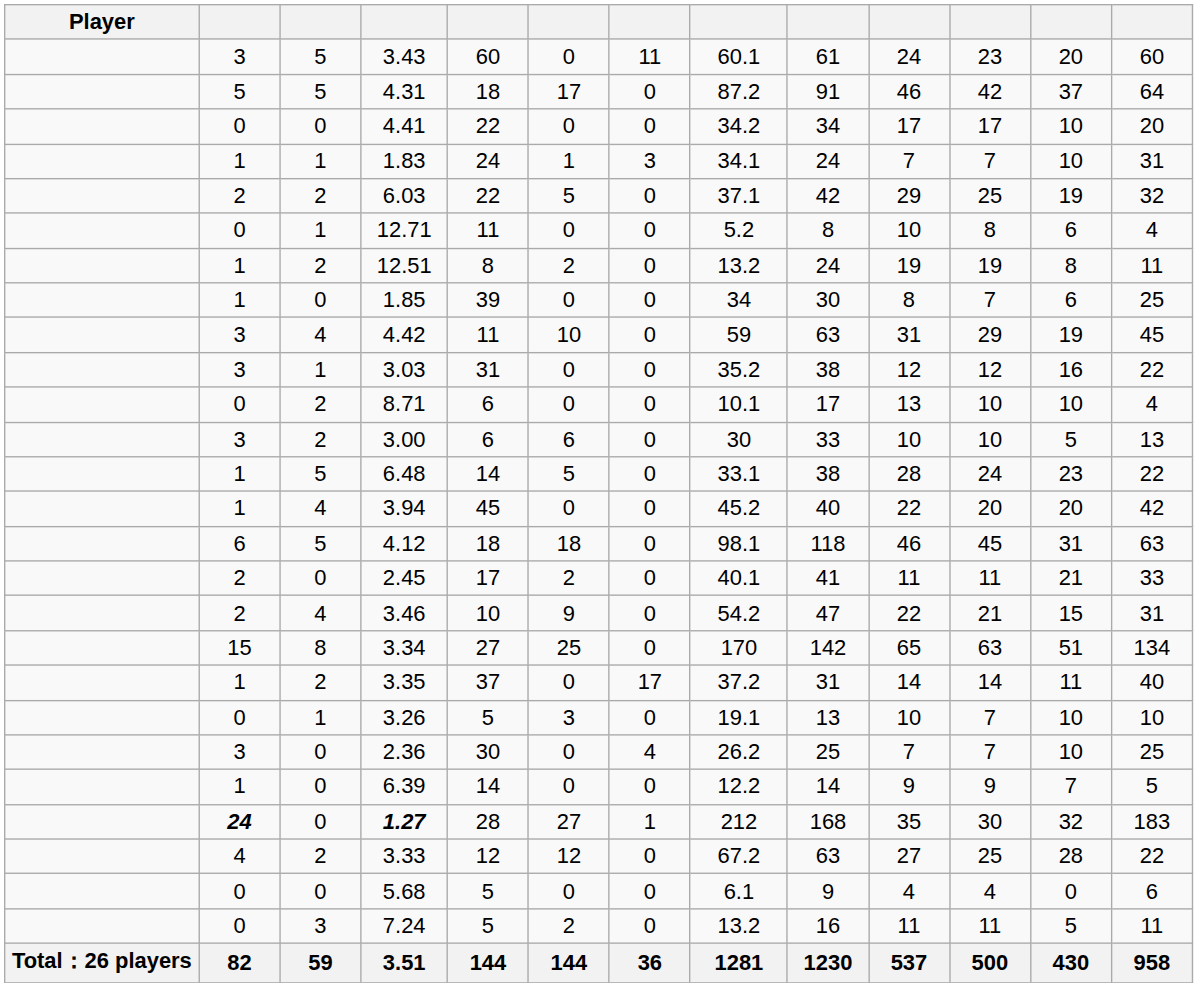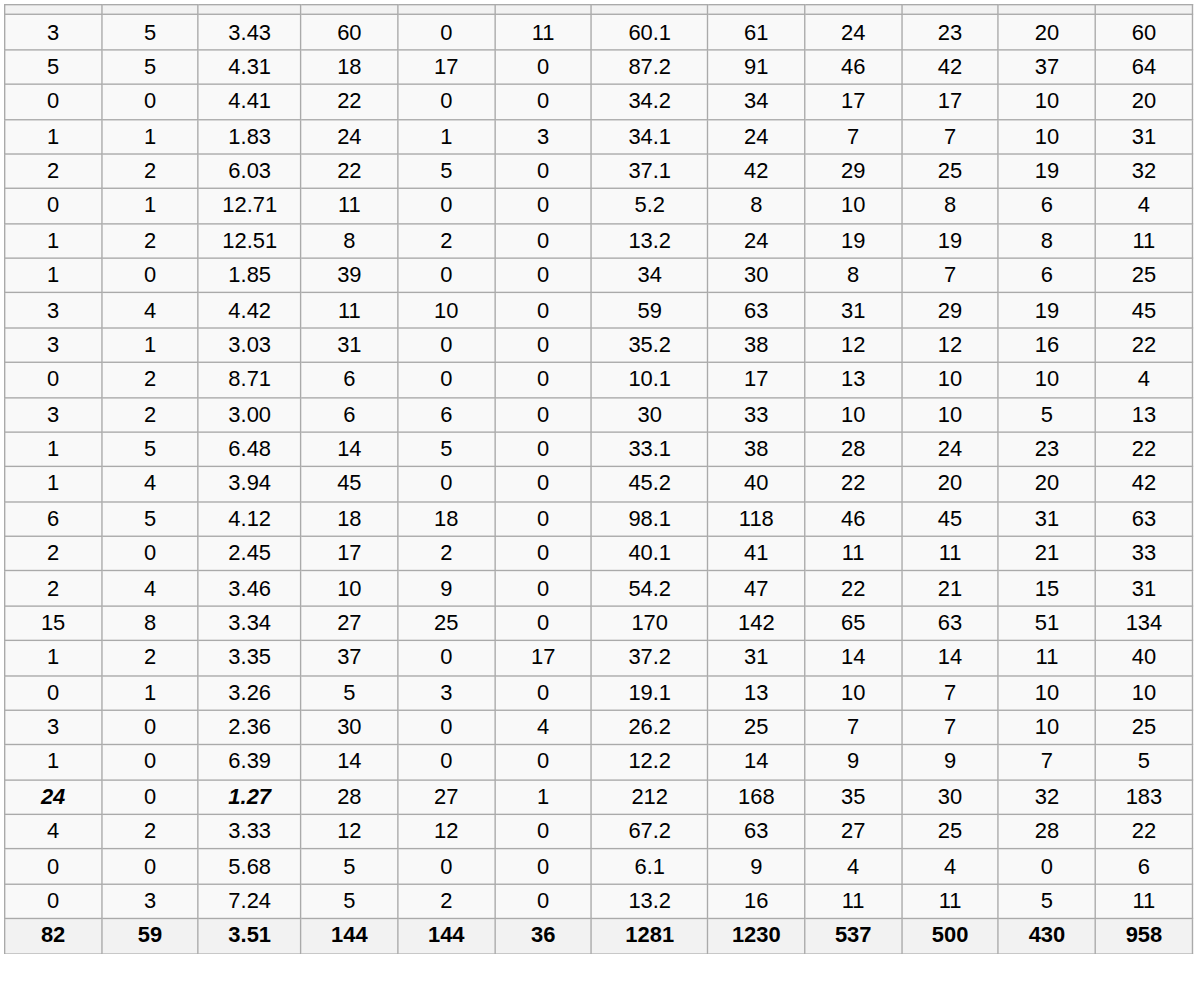- column: (102, 21)
